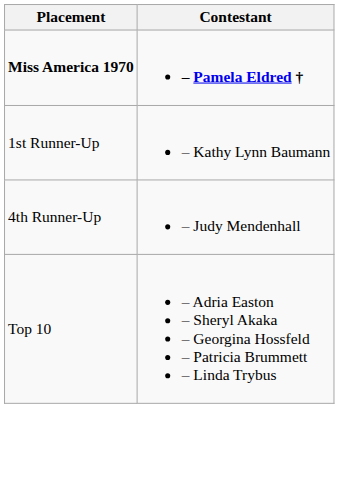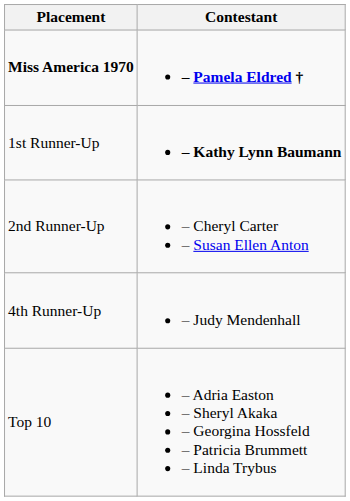(236, 152) normal -> (241, 152) bold
+ row: (56, 226)
